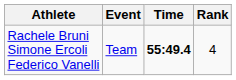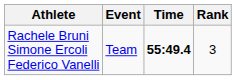(213, 50) 4 -> (213, 50) 3
